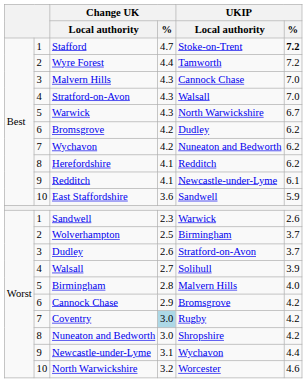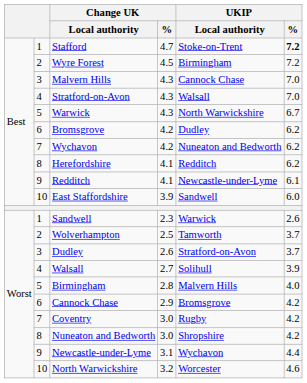(167, 63) 4.4 -> (167, 63) 4.5
(200, 63) Tamworth -> (205, 63) Birmingham
(167, 197) 3.6 -> (167, 197) 3.9
(293, 197) 5.9 -> (293, 197) 6.0
(205, 235) Birmingham -> (200, 235) Tamworth
(167, 319) lightblue background -> (167, 319) no background
